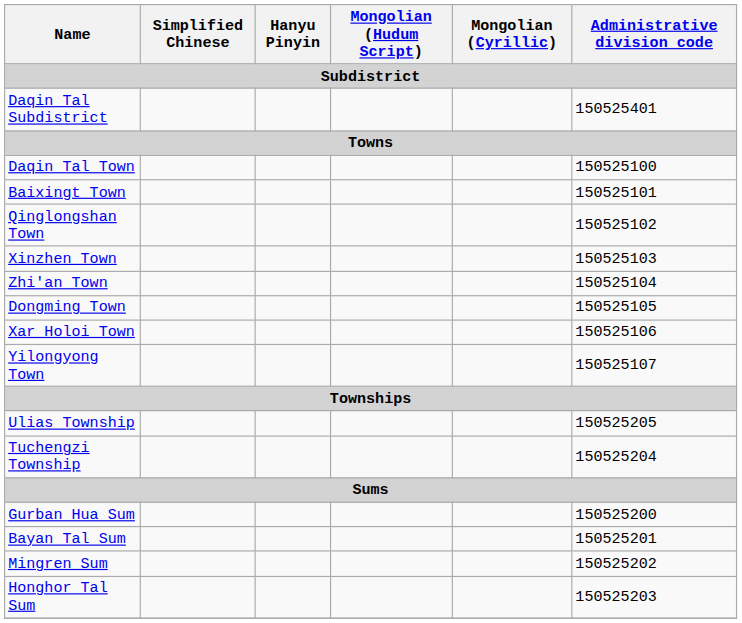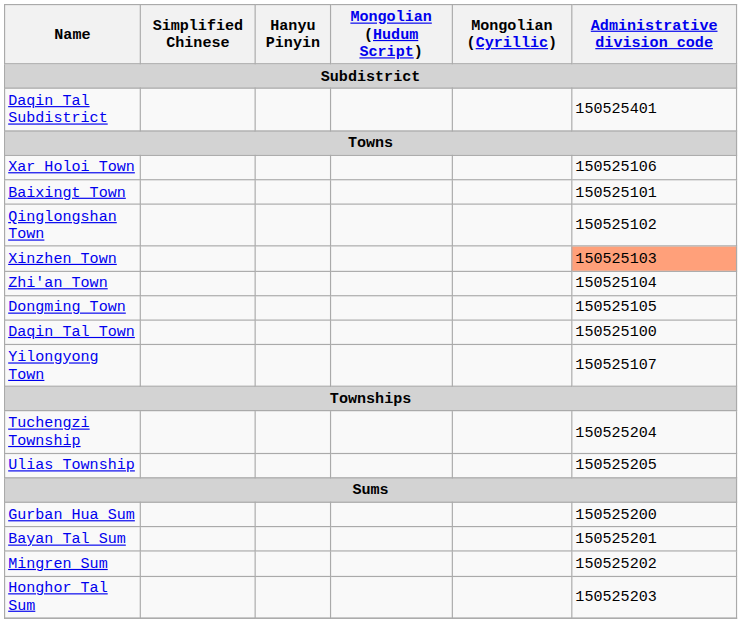rows swapped: (72, 167) <-> (72, 332)
(616, 259) no background -> (616, 259) lightsalmon background
rows swapped: (49, 457) <-> (72, 423)
